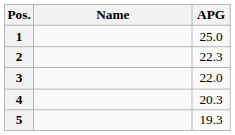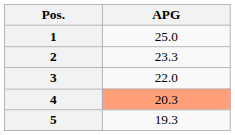- column: (113, 15)
(211, 57) 22.3 -> (166, 57) 23.3
(211, 99) no background -> (166, 99) lightsalmon background
